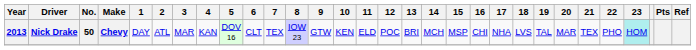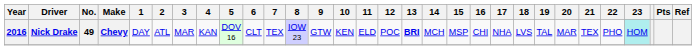(17, 32) 2013 -> (17, 32) 2016
(89, 32) 50 -> (89, 32) 49
(412, 32) normal -> (412, 32) bold
